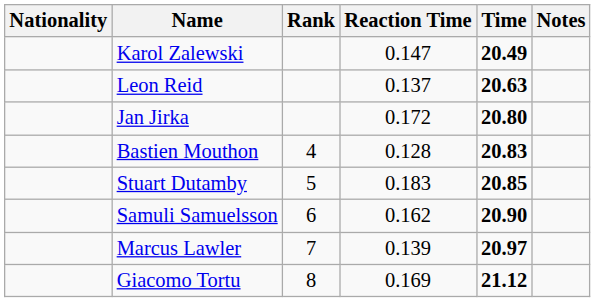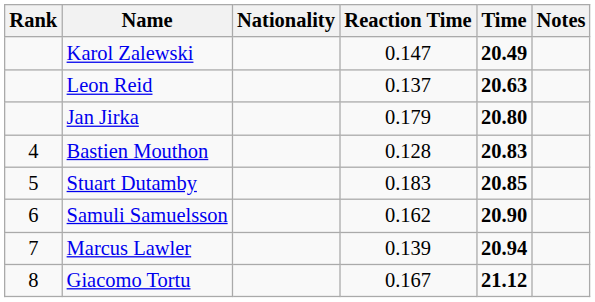columns swapped: (311, 20) <-> (58, 20)
(408, 118) 0.172 -> (408, 118) 0.179
(504, 248) 20.97 -> (504, 248) 20.94
(408, 280) 0.169 -> (408, 280) 0.167
